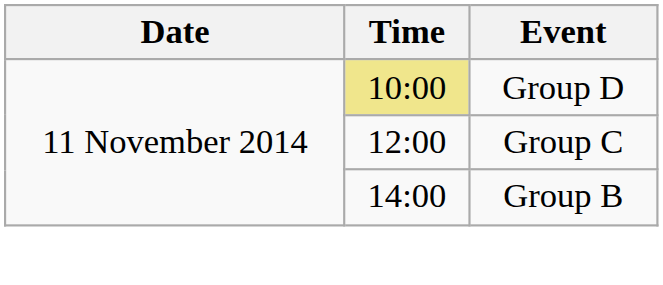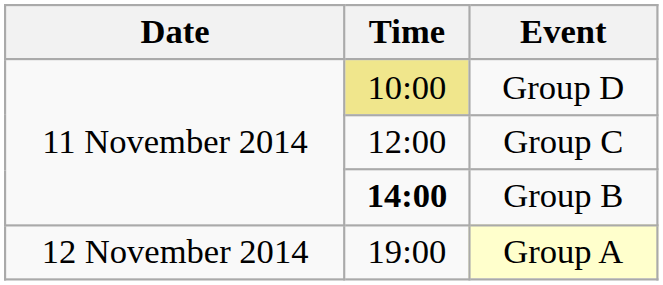(407, 196) normal -> (407, 196) bold
+ row: (563, 251)
